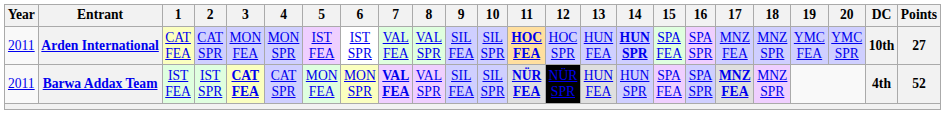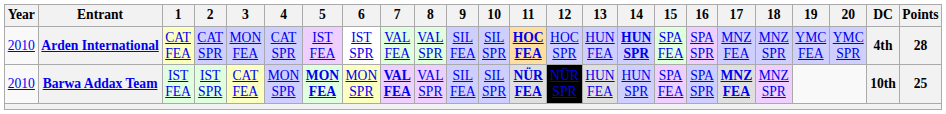(21, 45) 2011 -> (21, 45) 2010
(284, 45) MON SPR -> (284, 45) CAT SPR
(882, 45) 10th -> (883, 45) 4th
(919, 45) 27 -> (920, 45) 28
(21, 84) 2011 -> (21, 84) 2010
(245, 84) bold -> (245, 84) normal
(284, 84) CAT SPR -> (284, 84) MON SPR
(322, 84) normal -> (322, 84) bold
(882, 84) 4th -> (883, 84) 10th
(919, 84) 52 -> (920, 84) 25
